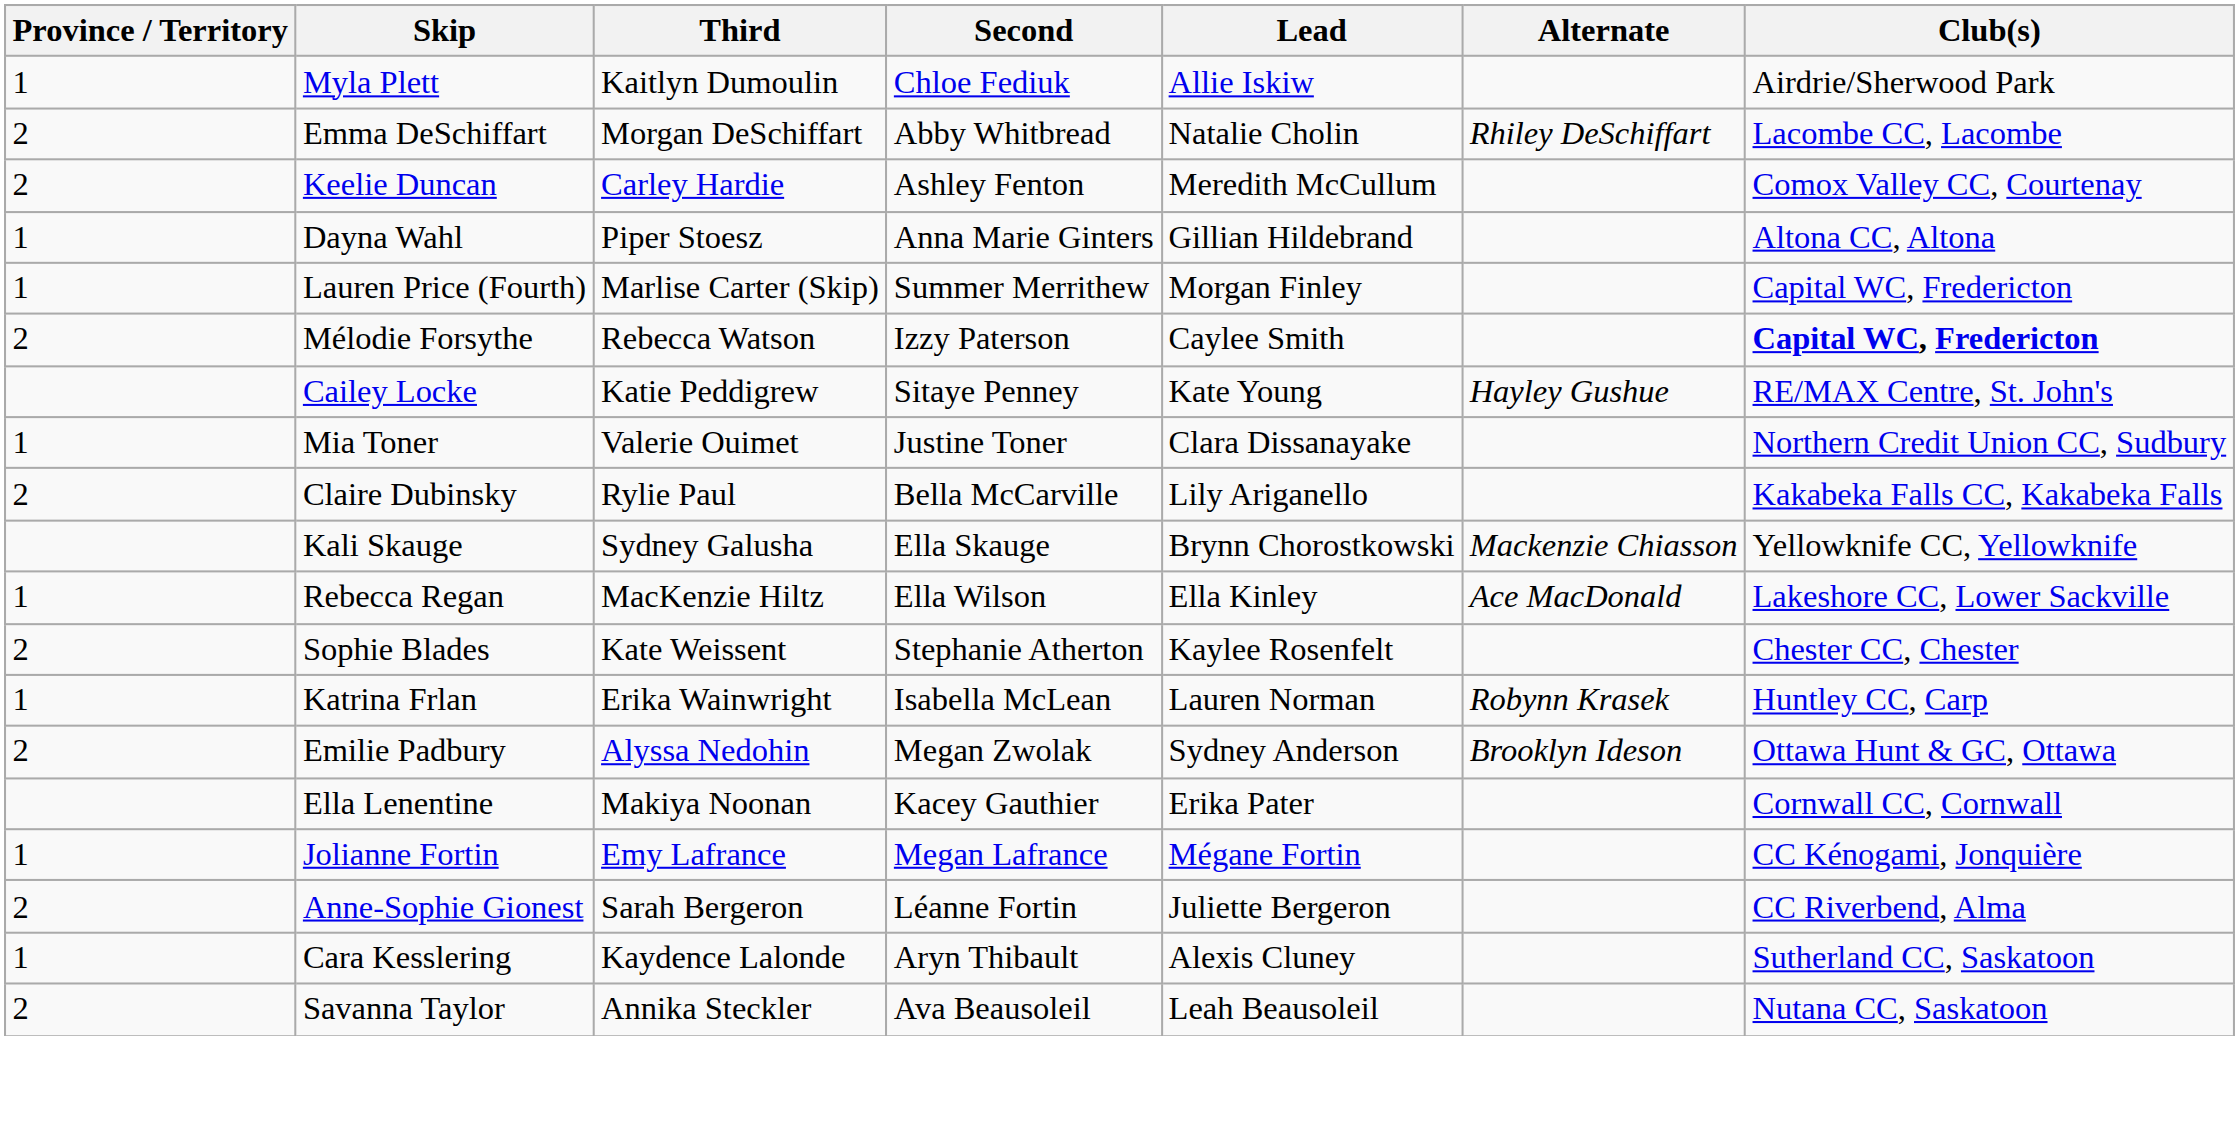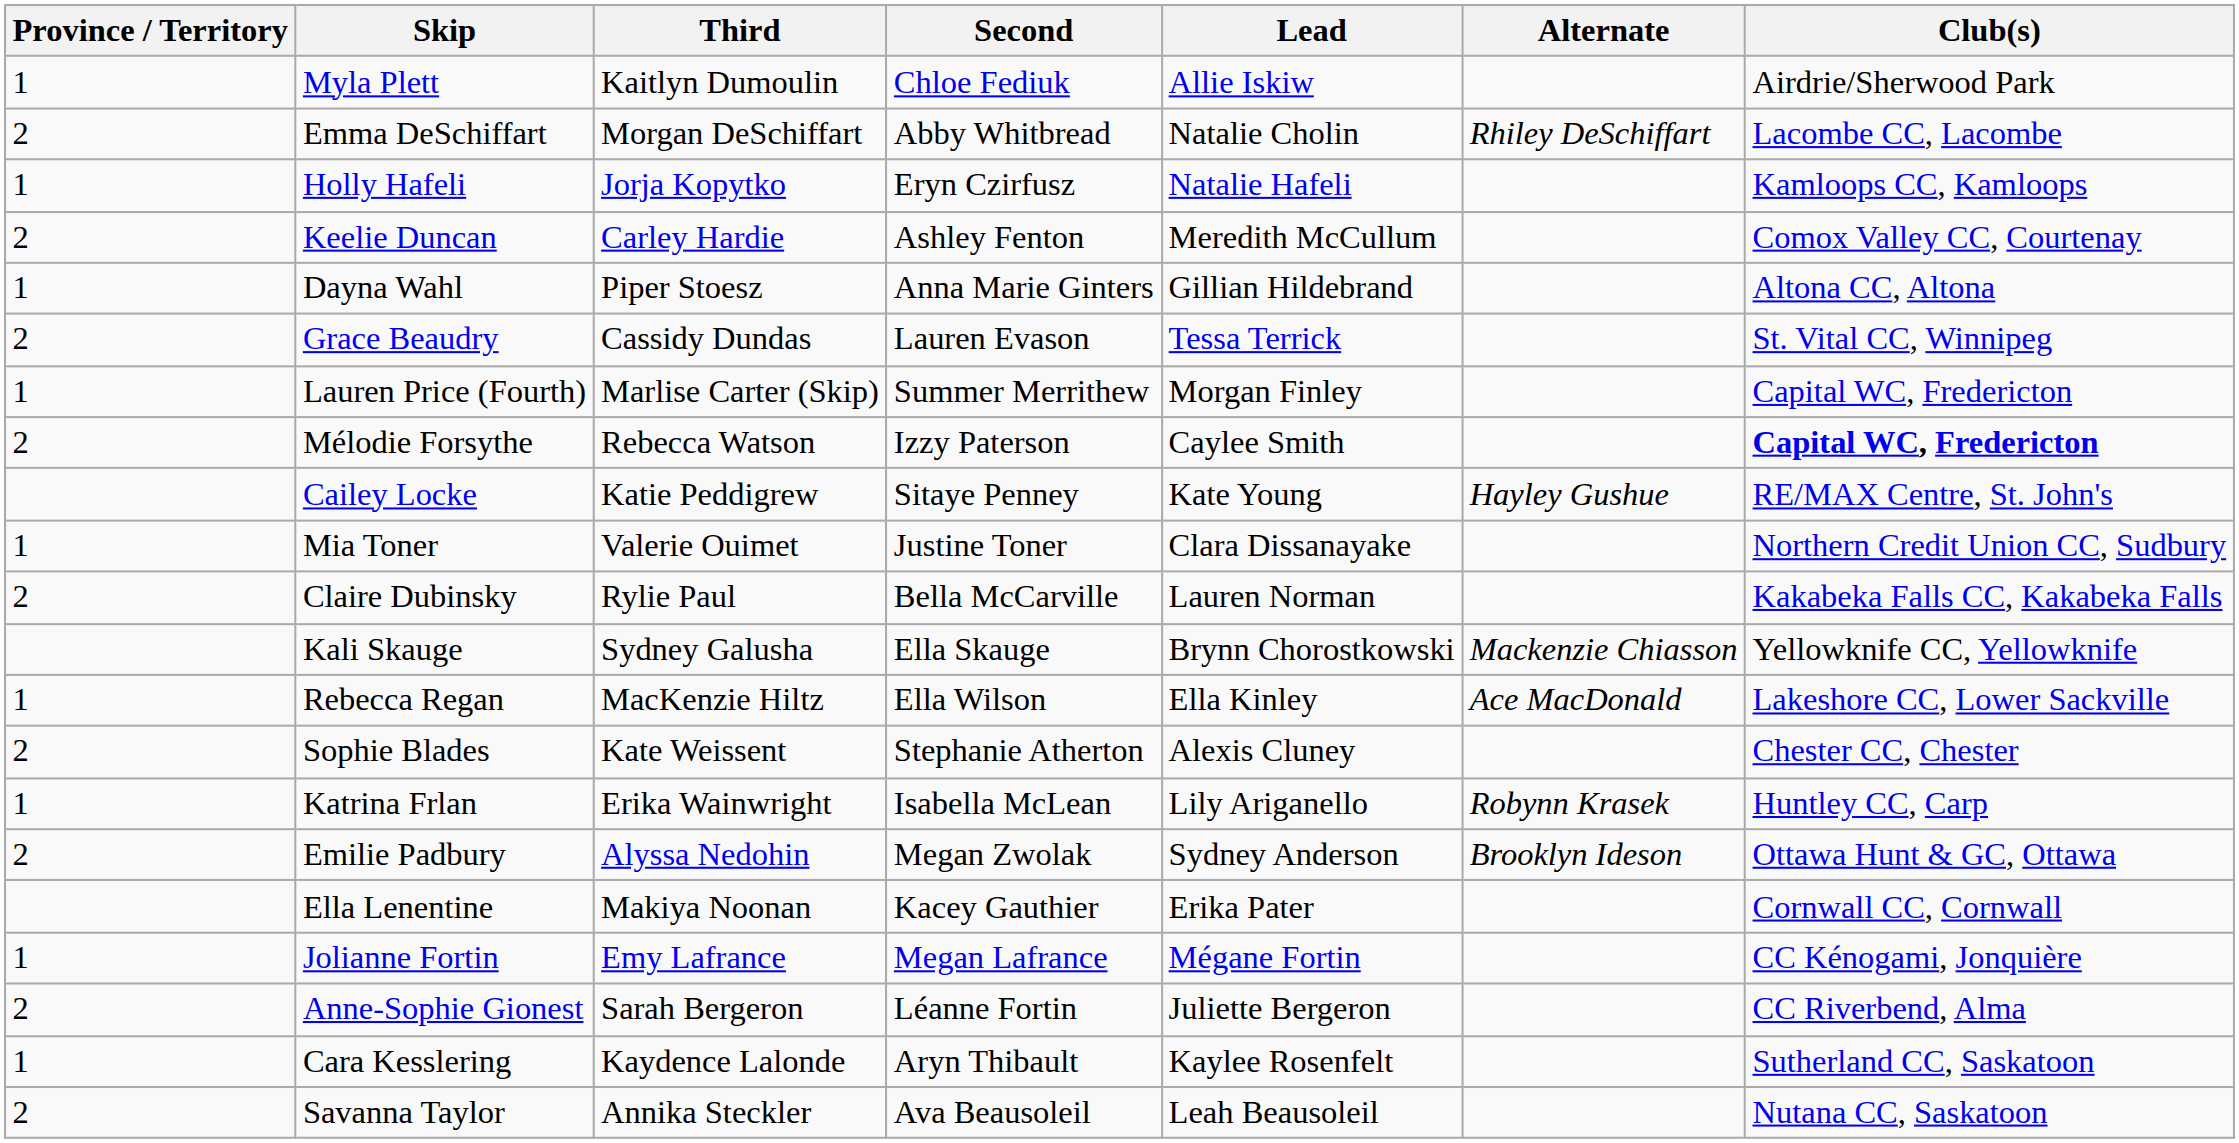+ row: (385, 184)
+ row: (401, 339)
(1268, 493) Lily Ariganello -> (1272, 596) Lauren Norman
(1281, 648) Kaylee Rosenfelt -> (1262, 751) Alexis Cluney
(1272, 699) Lauren Norman -> (1268, 802) Lily Ariganello
(1262, 957) Alexis Cluney -> (1281, 1060) Kaylee Rosenfelt
